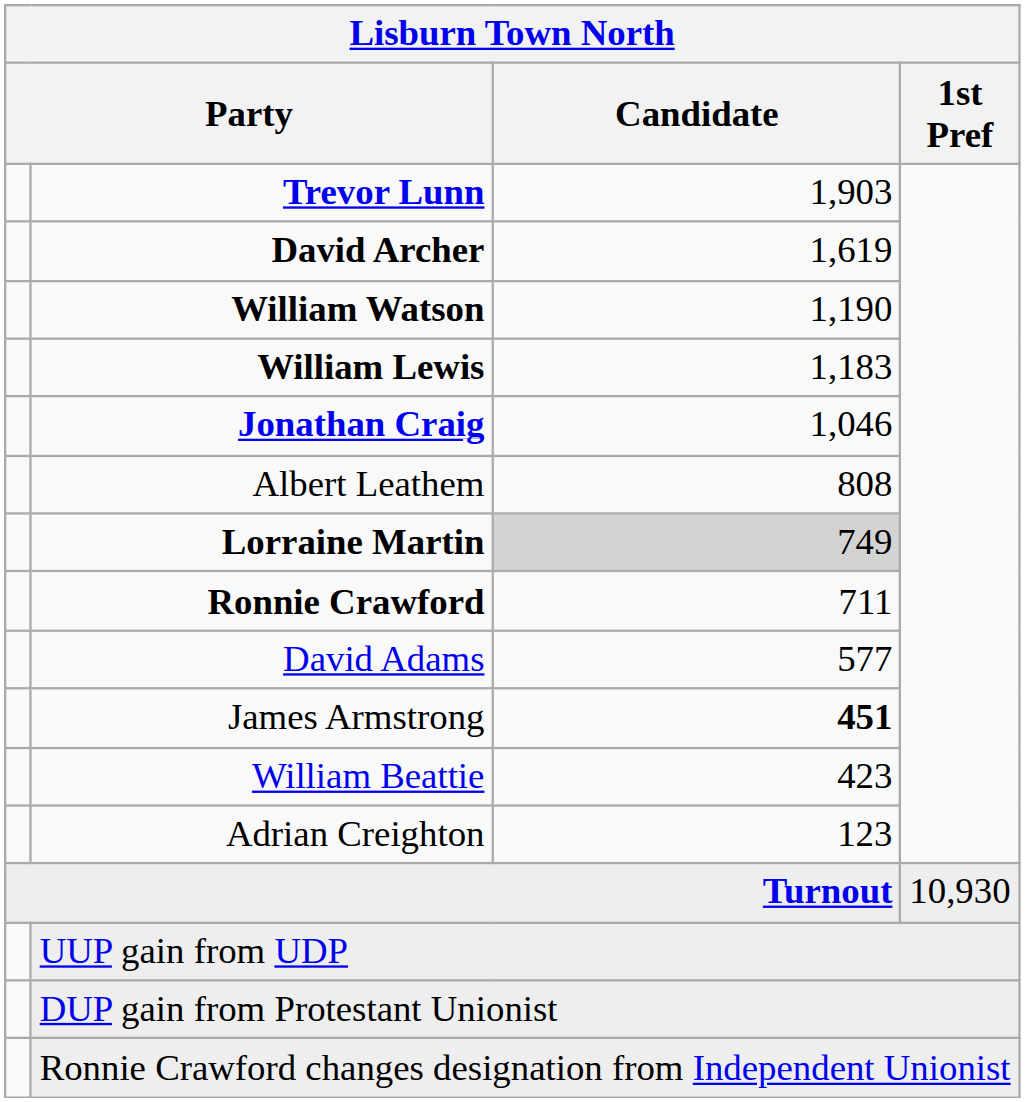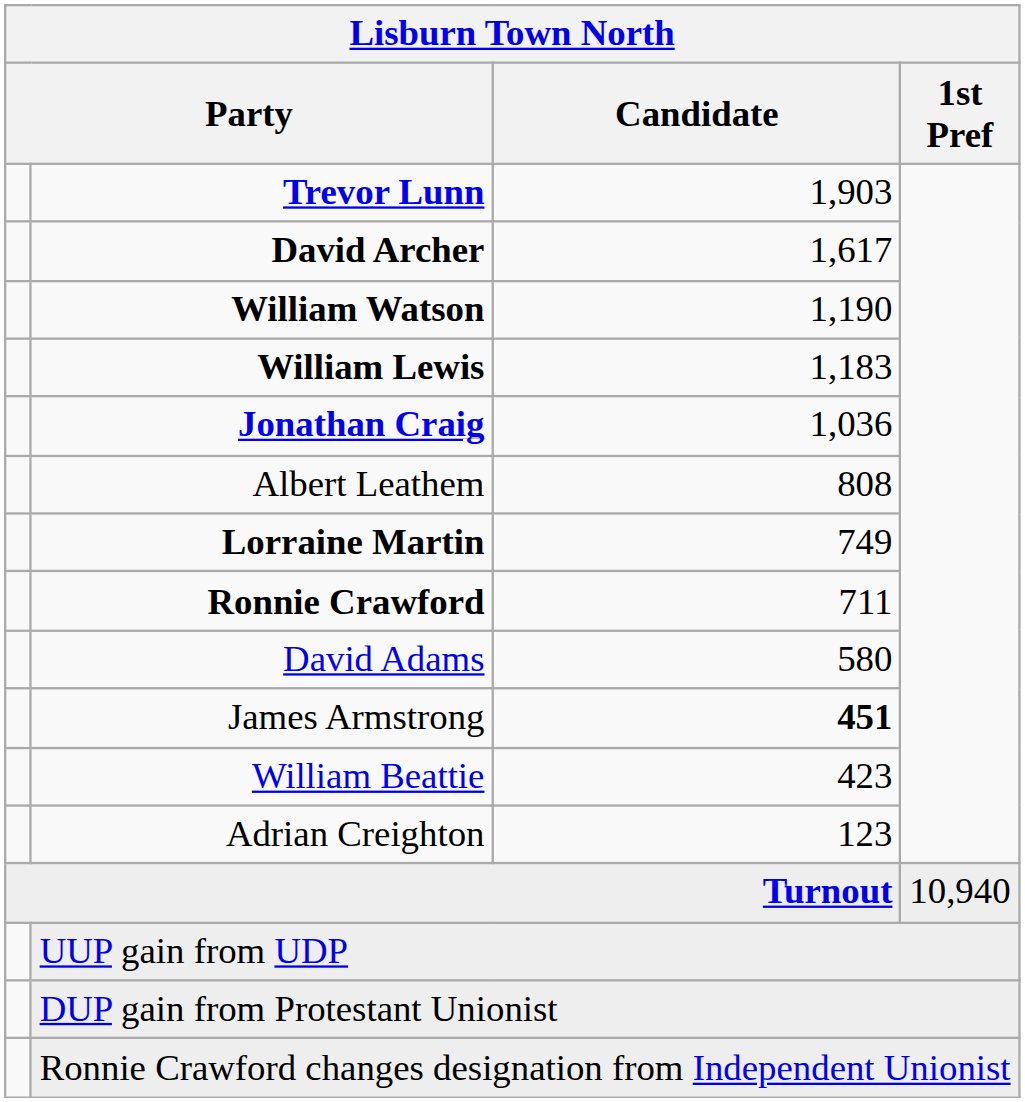(851, 250) 1,619 -> (851, 250) 1,617
(851, 425) 1,046 -> (851, 425) 1,036
(865, 541) lightgrey background -> (865, 541) no background
(865, 658) 577 -> (865, 658) 580
(960, 892) 10,930 -> (960, 892) 10,940
